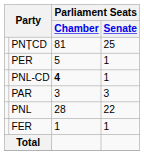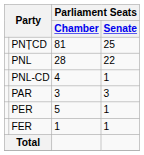rows swapped: (21, 110) <-> (22, 61)
(57, 77) bold -> (57, 77) normal
